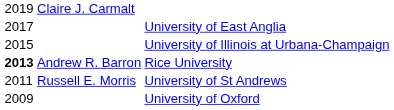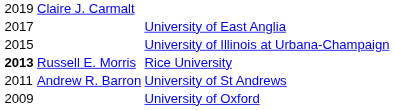(89, 63) Andrew R. Barron -> (86, 63) Russell E. Morris
(86, 81) Russell E. Morris -> (89, 81) Andrew R. Barron
